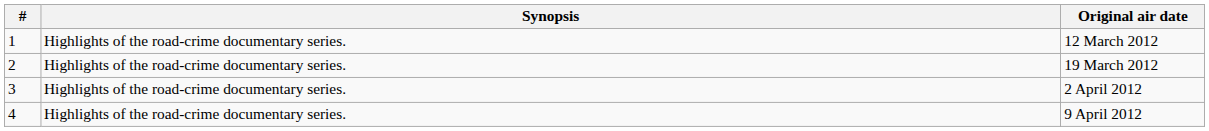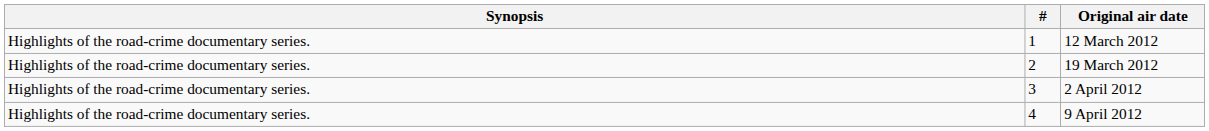columns swapped: (22, 16) <-> (551, 16)
